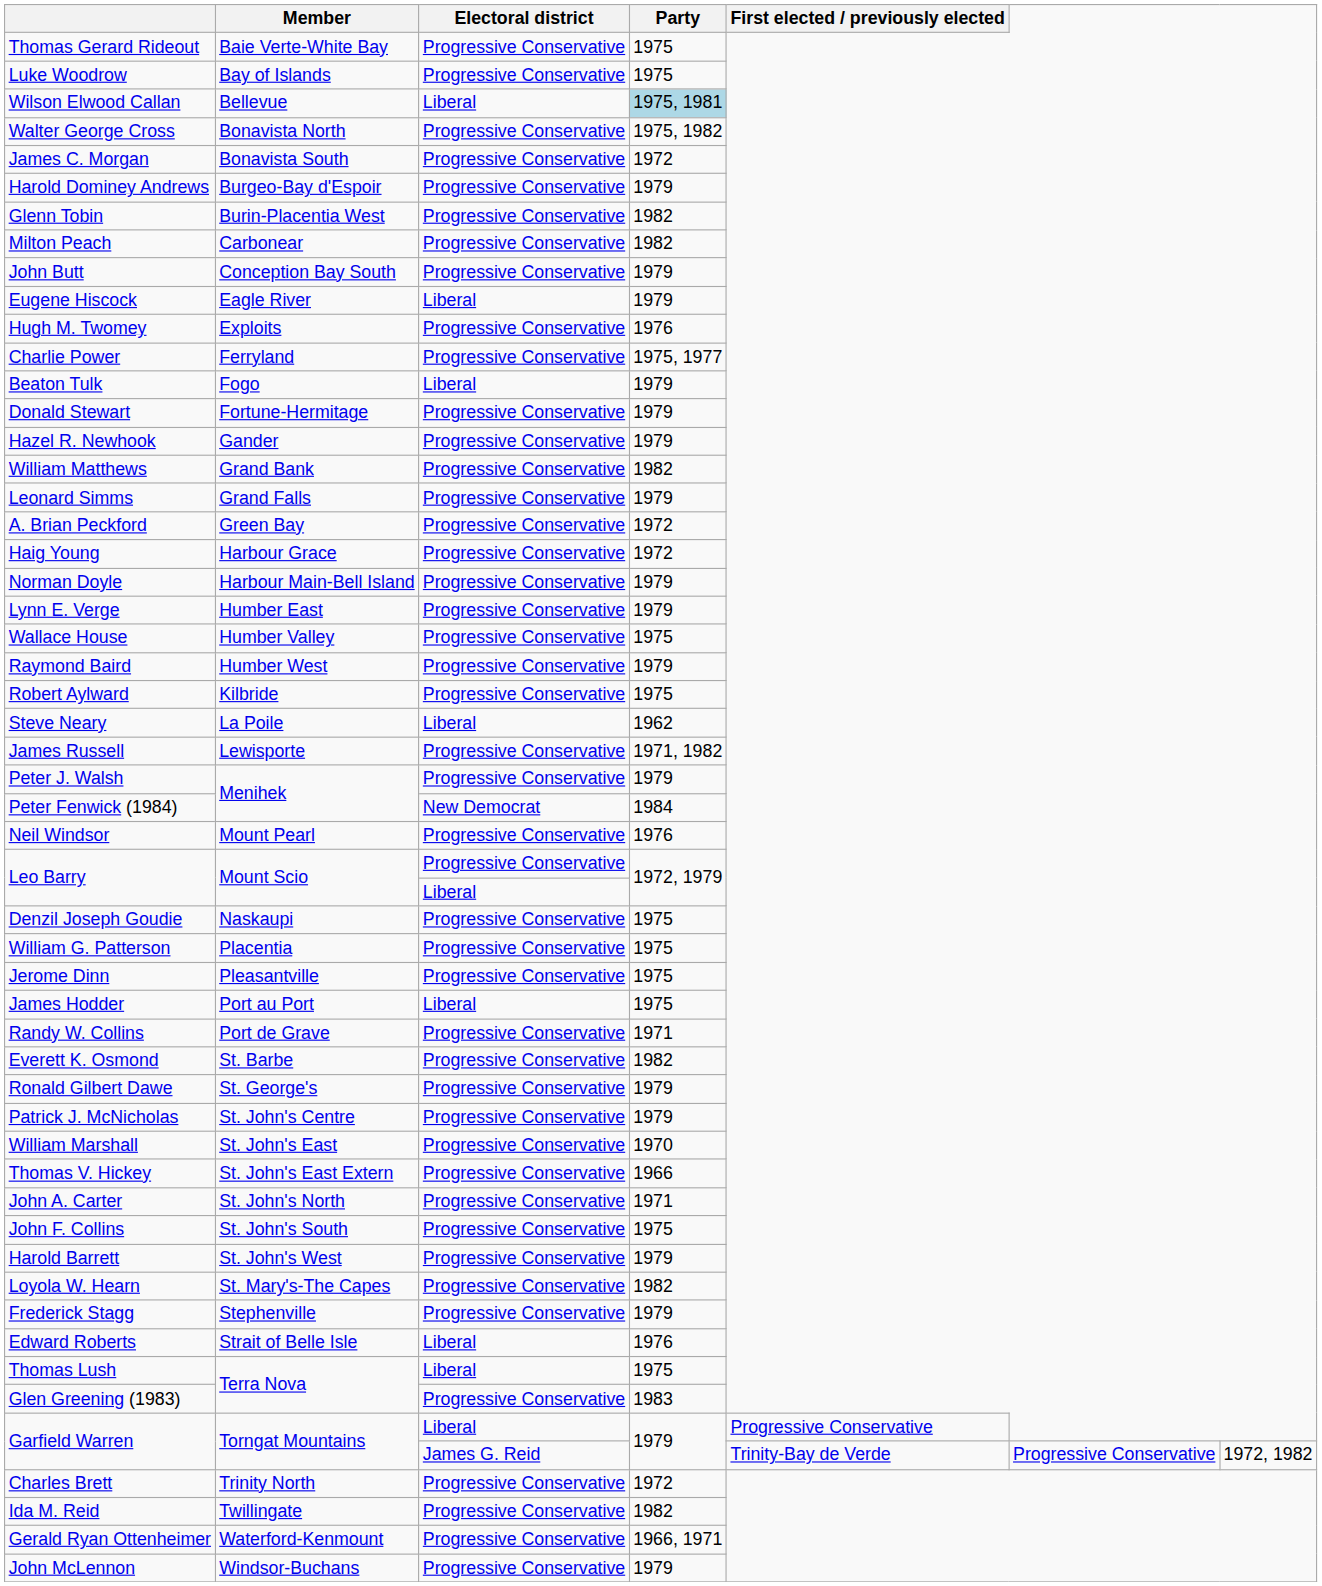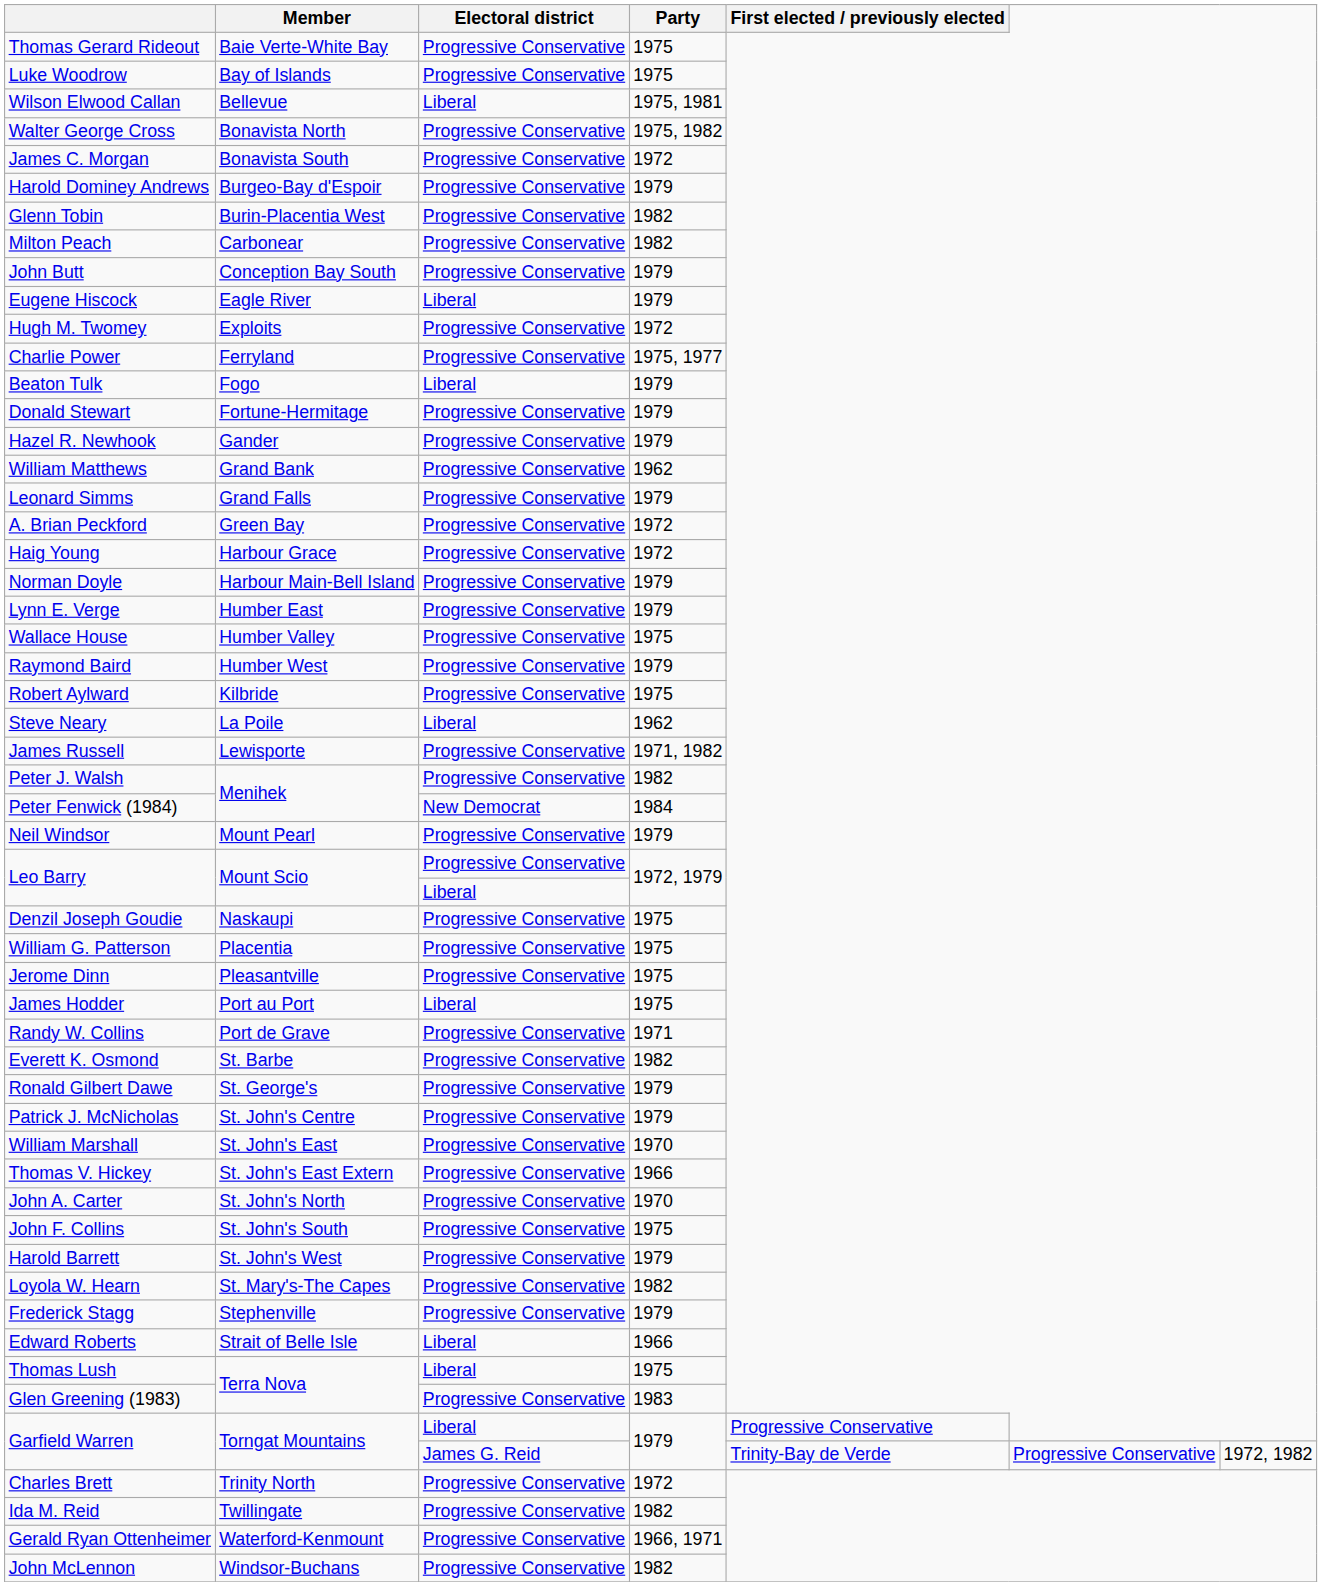(678, 103) lightblue background -> (678, 103) no background
(653, 328) 1976 -> (653, 328) 1972
(653, 469) 1982 -> (653, 469) 1962
(653, 779) 1979 -> (653, 779) 1982
(653, 835) 1976 -> (653, 835) 1979
(653, 1201) 1971 -> (653, 1201) 1970
(653, 1342) 1976 -> (653, 1342) 1966
(653, 1567) 1979 -> (653, 1567) 1982
